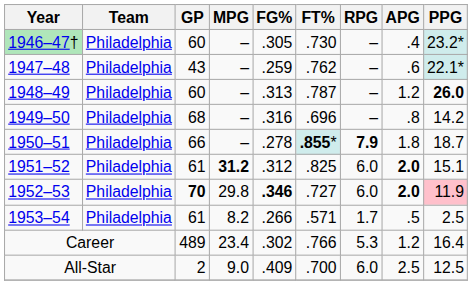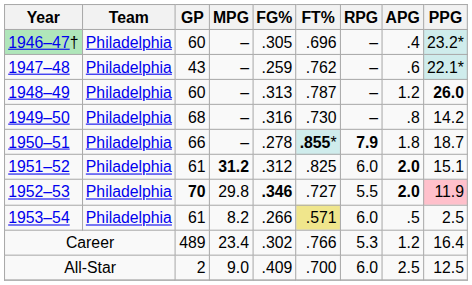(321, 42) .730 -> (321, 42) .696
(321, 117) .696 -> (321, 117) .730
(367, 192) 6.0 -> (367, 192) 5.5
(321, 217) no background -> (321, 217) khaki background
(367, 217) 1.7 -> (367, 217) 6.0
